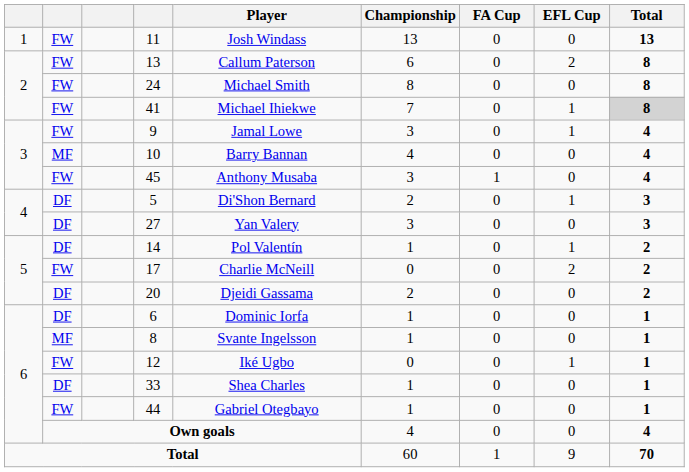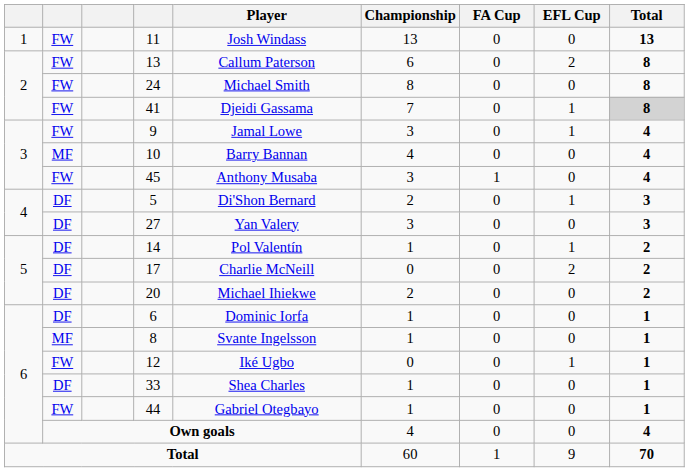(267, 108) Michael Ihiekwe -> (267, 108) Djeidi Gassama
(62, 270) FW -> (62, 270) DF
(267, 293) Djeidi Gassama -> (267, 293) Michael Ihiekwe
